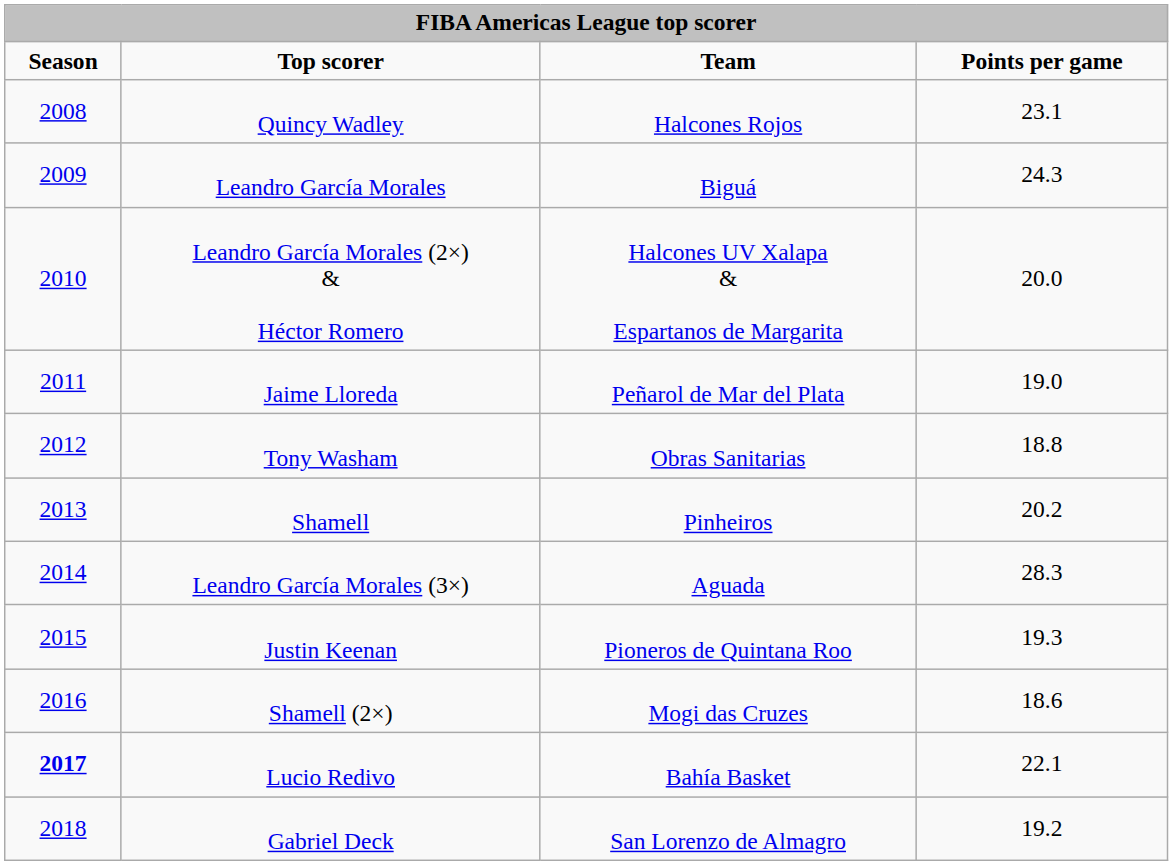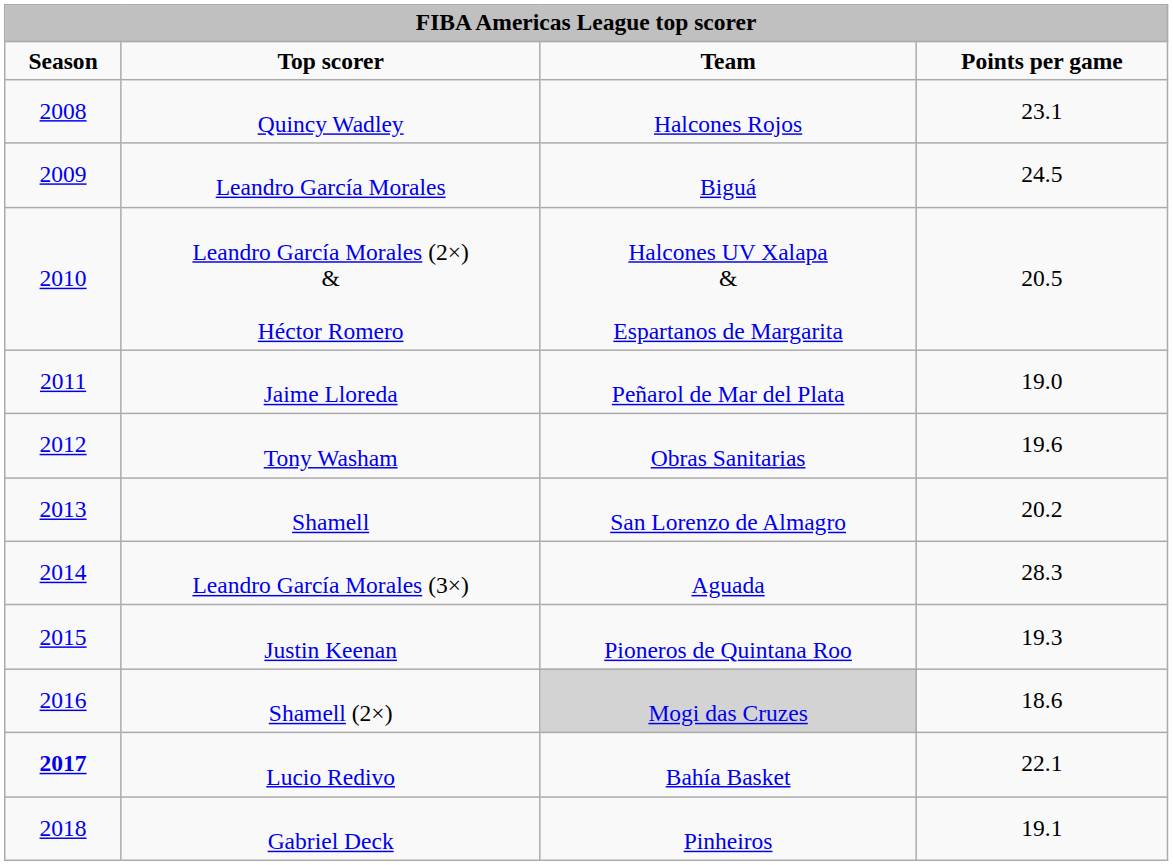(1042, 174) 24.3 -> (1042, 174) 24.5
(1042, 278) 20.0 -> (1042, 278) 20.5
(1042, 445) 18.8 -> (1042, 445) 19.6
(728, 522) Pinheiros -> (728, 522) San Lorenzo de Almagro
(728, 713) no background -> (728, 713) lightgrey background
(728, 841) San Lorenzo de Almagro -> (728, 841) Pinheiros
(1042, 827) 19.2 -> (1042, 827) 19.1
